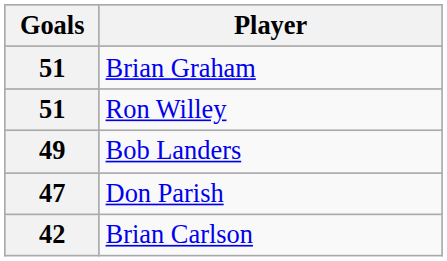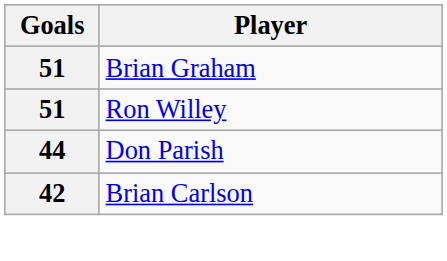- row: (173, 151)
(52, 192) 47 -> (52, 151) 44
